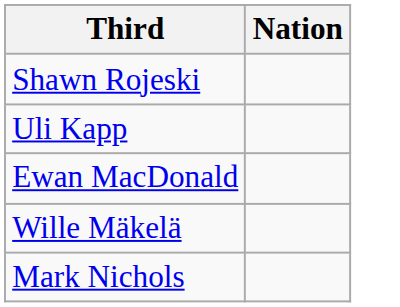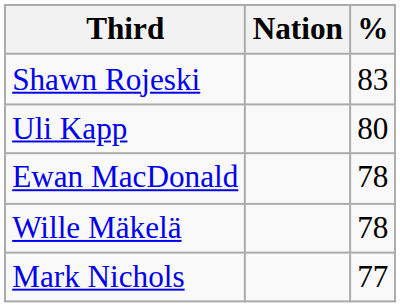+ column: (373, 29)
